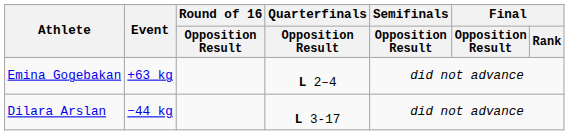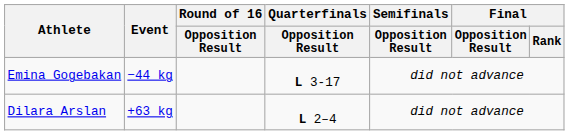(150, 75) +63 kg -> (150, 75) −44 kg
(318, 83) L 2–4 -> (318, 83) L 3-17
(150, 112) −44 kg -> (150, 112) +63 kg
(318, 119) L 3-17 -> (318, 119) L 2–4
